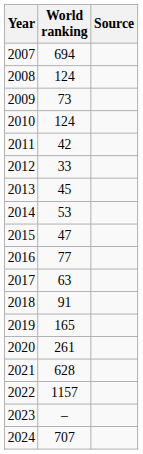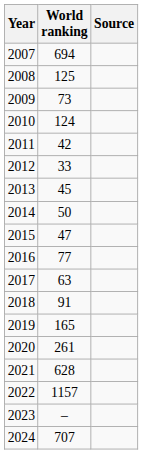(64, 77) 124 -> (64, 77) 125
(64, 212) 53 -> (64, 212) 50
